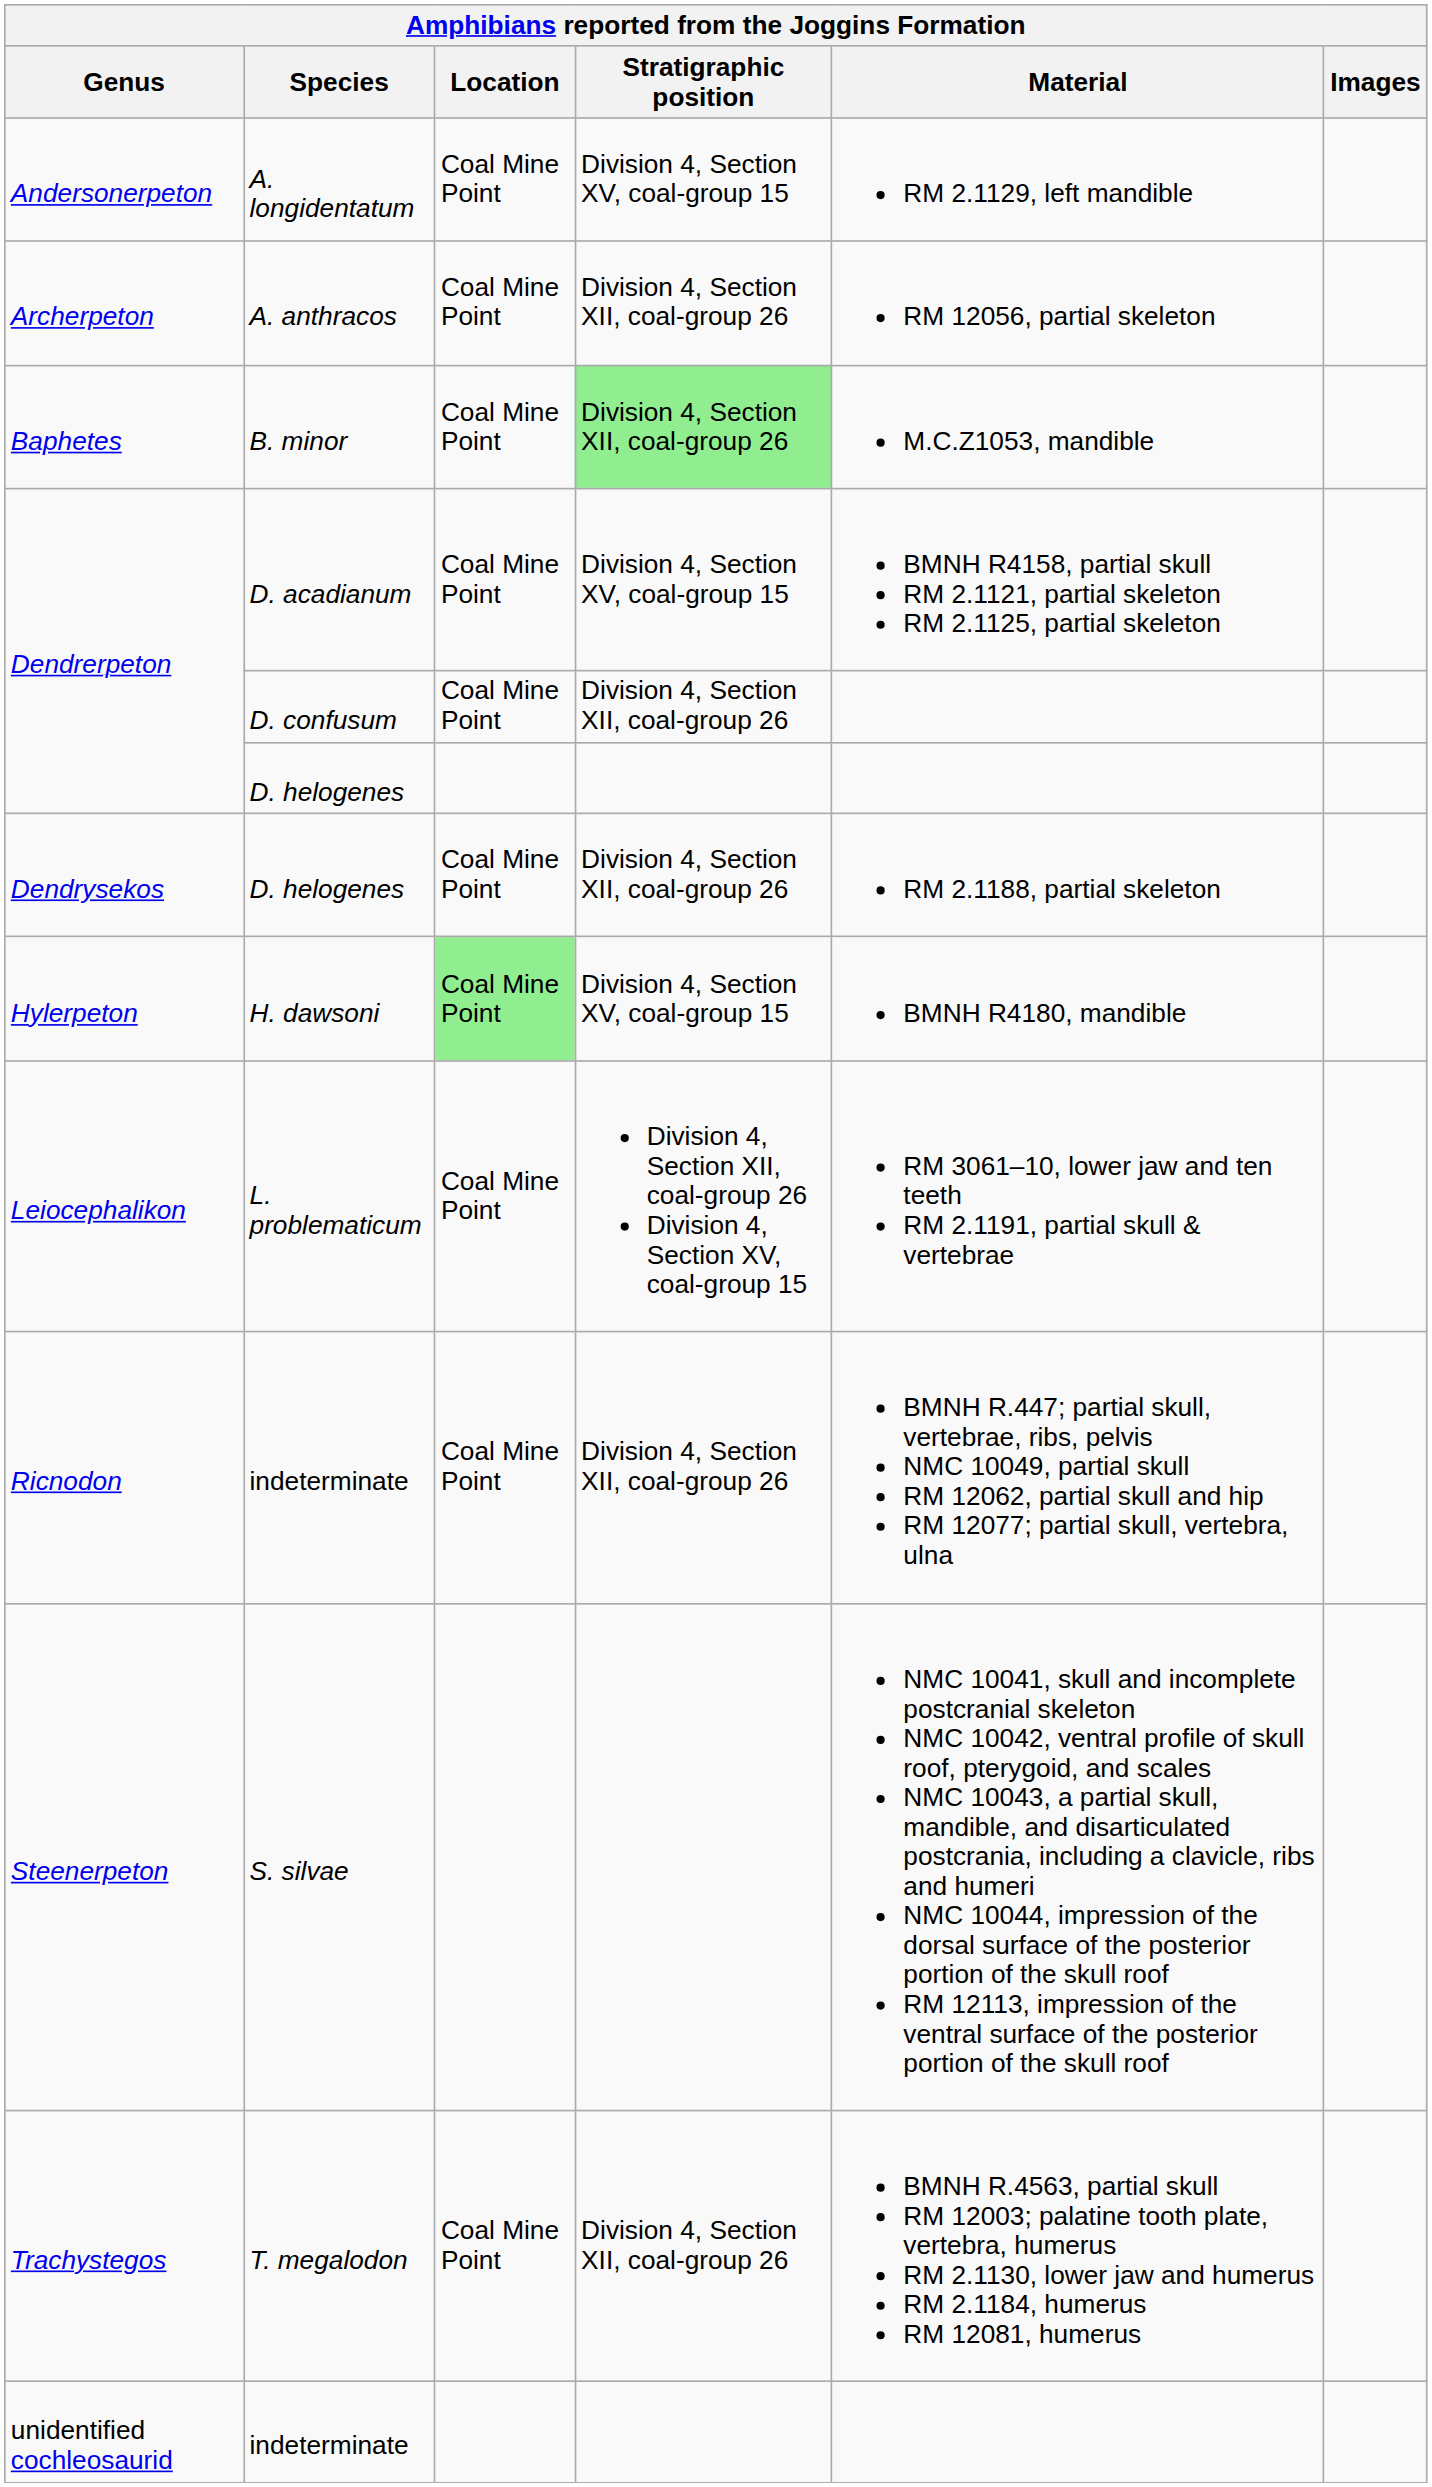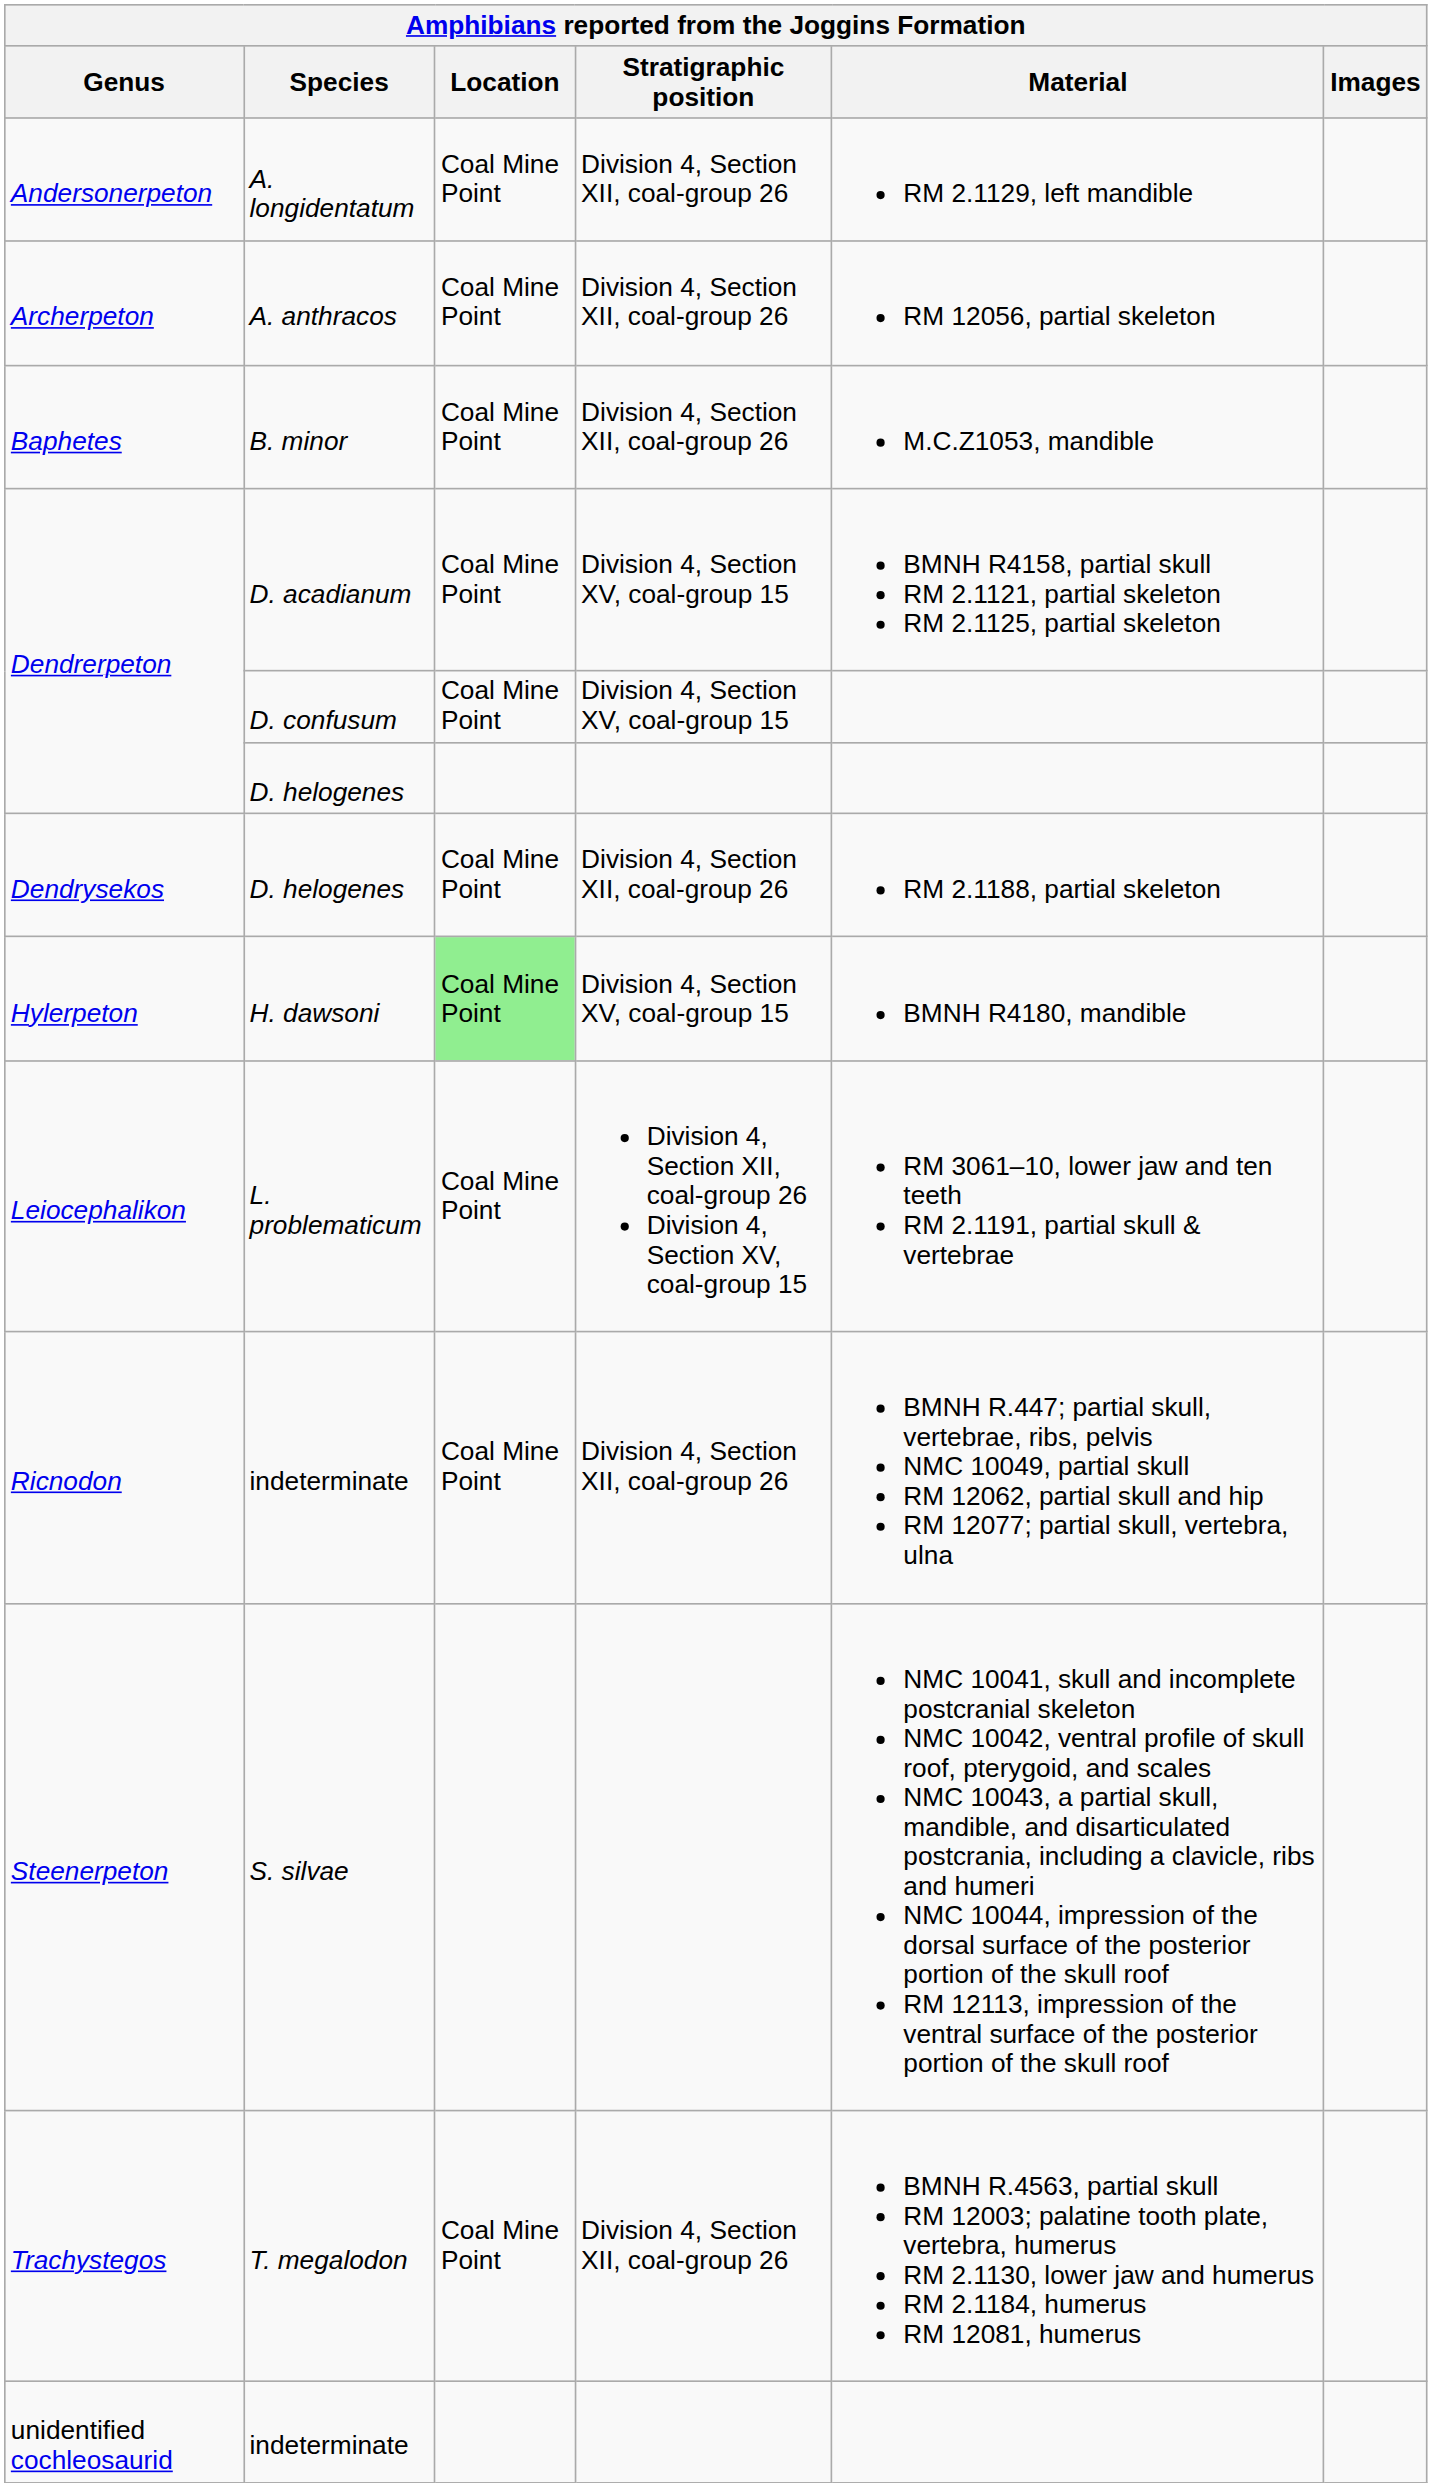(689, 179) Division 4, Section XV, coal-group 15 -> (689, 179) Division 4, Section XII, coal-group 26
(689, 426) lightgreen background -> (689, 426) no background
(689, 706) Division 4, Section XII, coal-group 26 -> (689, 706) Division 4, Section XV, coal-group 15
